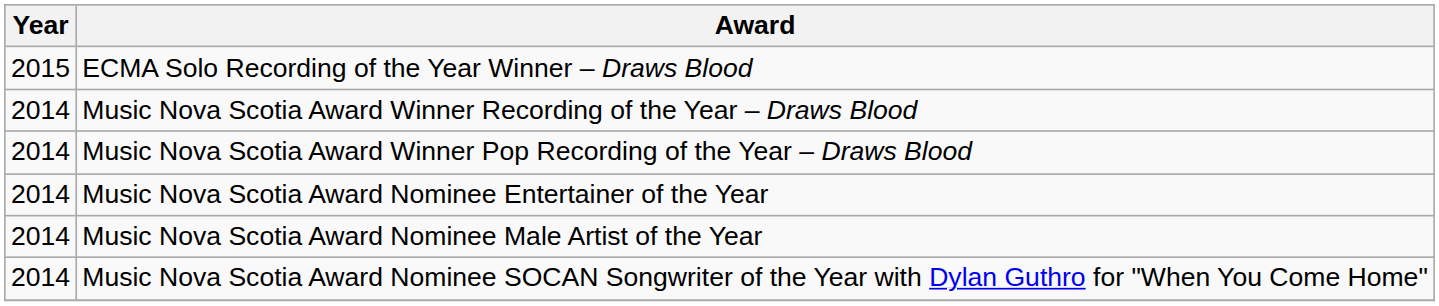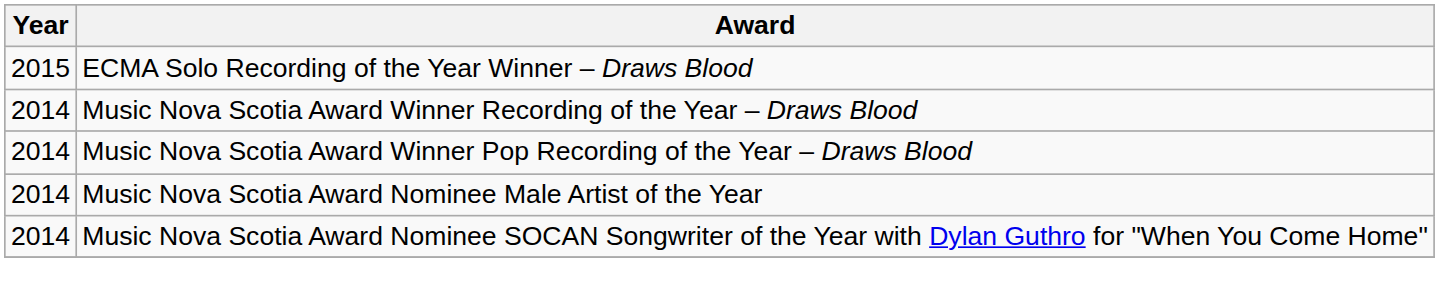- row: (425, 194)
